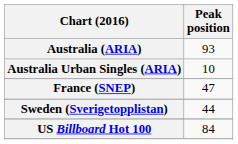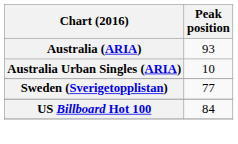- row: (94, 88)
(208, 108) 44 -> (208, 88) 77
